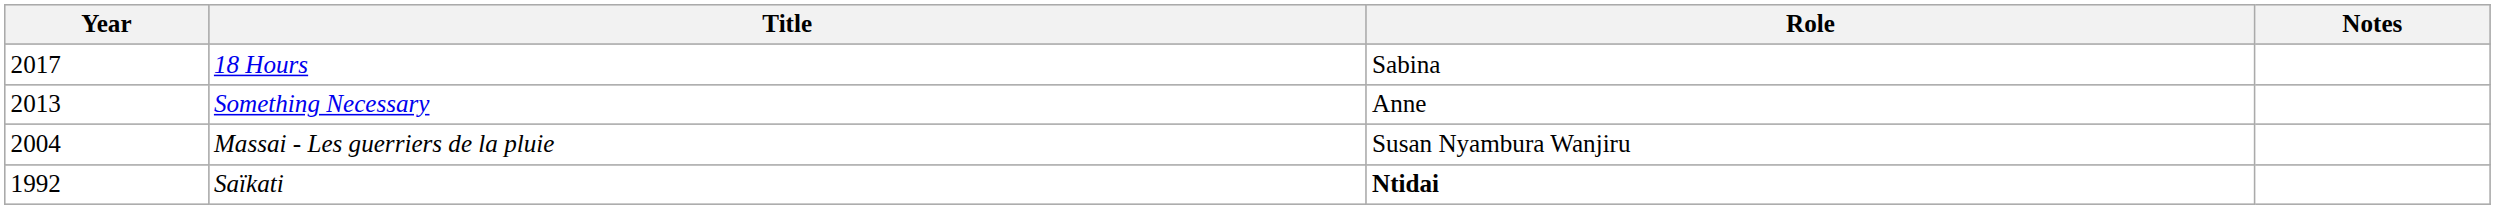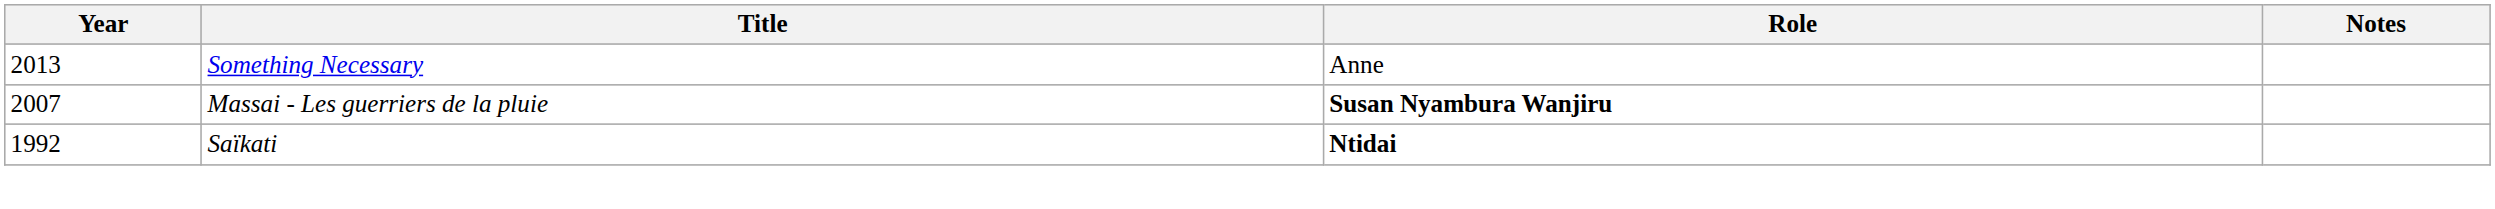- row: (261, 64)
(36, 143) 2004 -> (36, 104) 2007
(1501, 143) normal -> (1471, 104) bold
